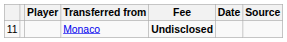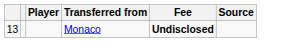- column: (229, 12)
(12, 29) 11 -> (13, 29) 13
